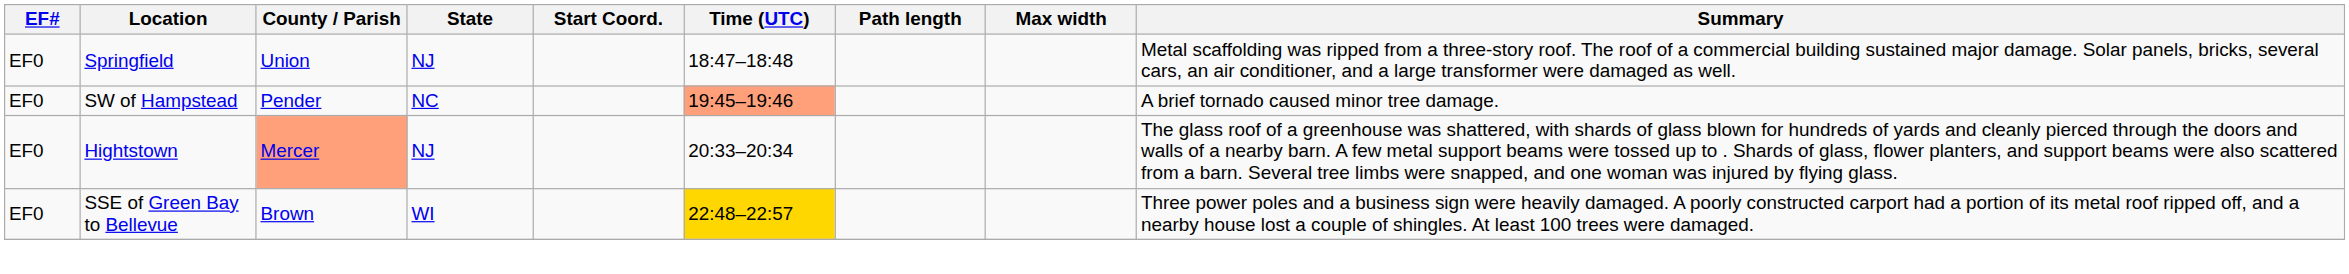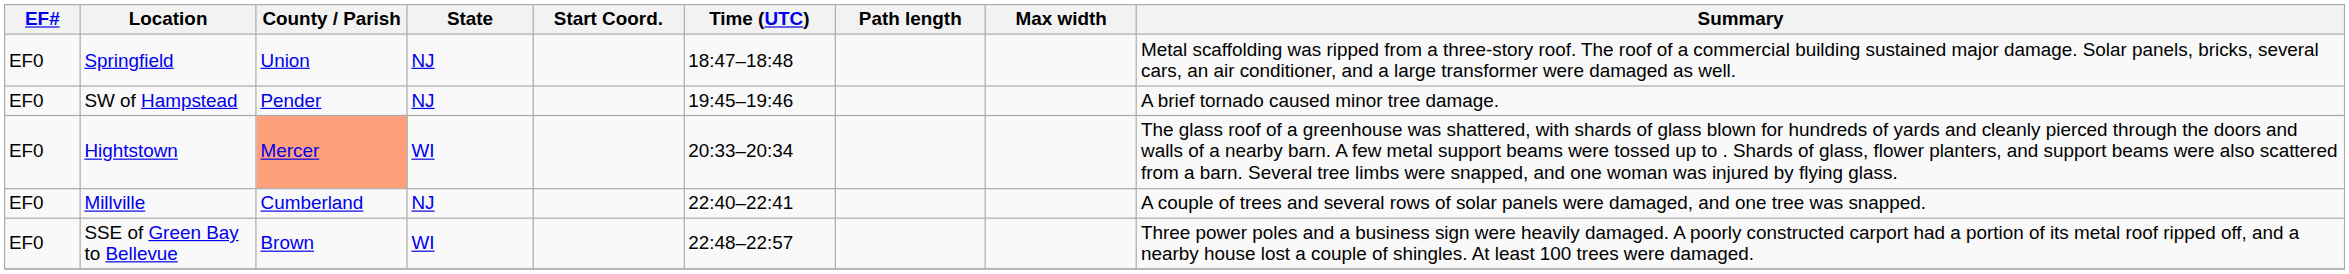(425, 100) NC -> (423, 100) NJ
(741, 100) lightsalmon background -> (741, 100) no background
(423, 151) NJ -> (423, 151) WI
+ row: (115, 202)
(741, 213) gold background -> (741, 243) no background
